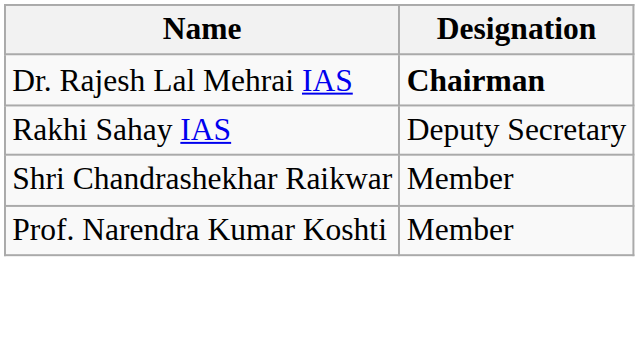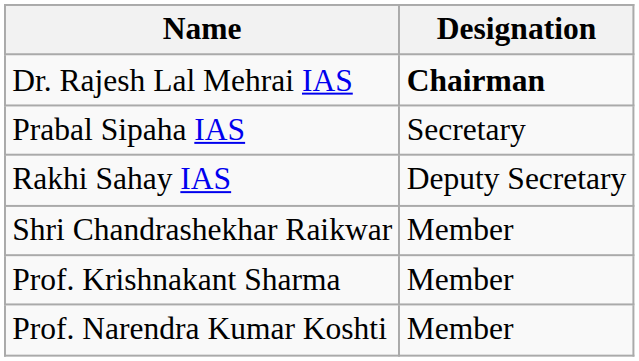+ row: (129, 129)
+ row: (176, 279)
